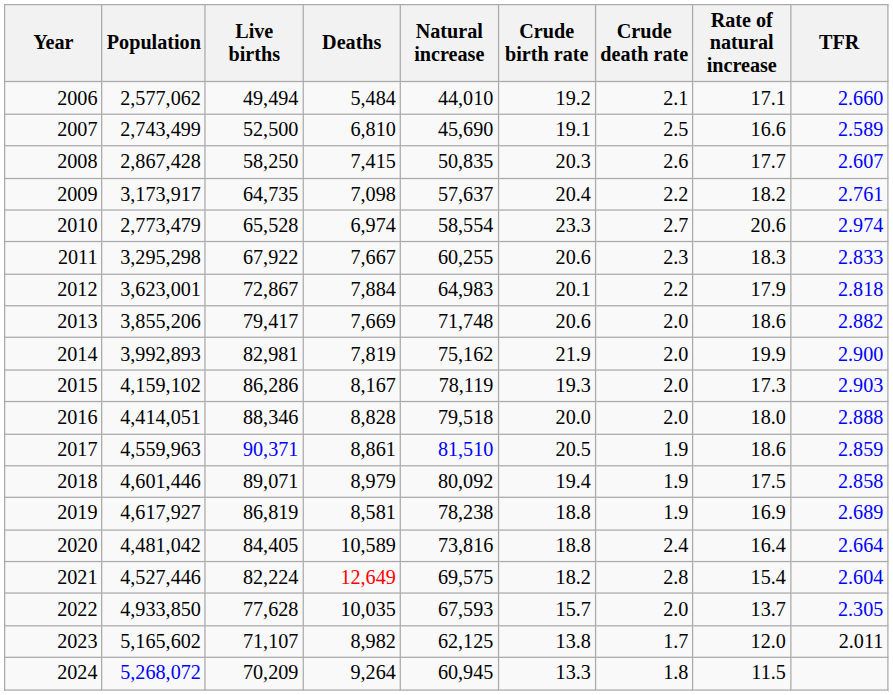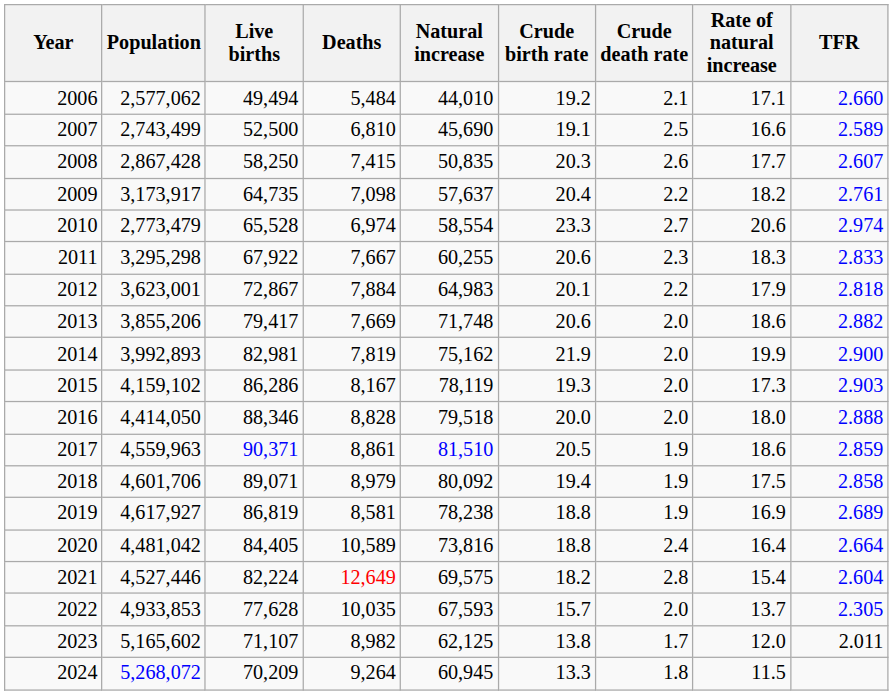(161, 417) 4,414,051 -> (161, 417) 4,414,050
(161, 481) 4,601,446 -> (161, 481) 4,601,706
(161, 609) 4,933,850 -> (161, 609) 4,933,853
